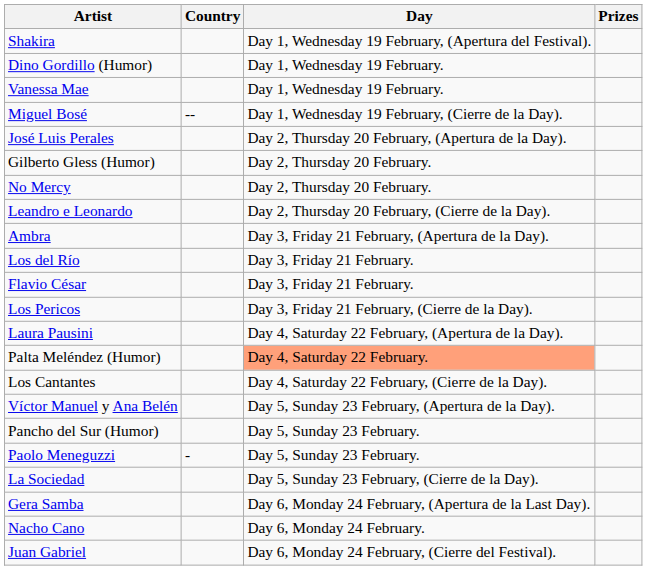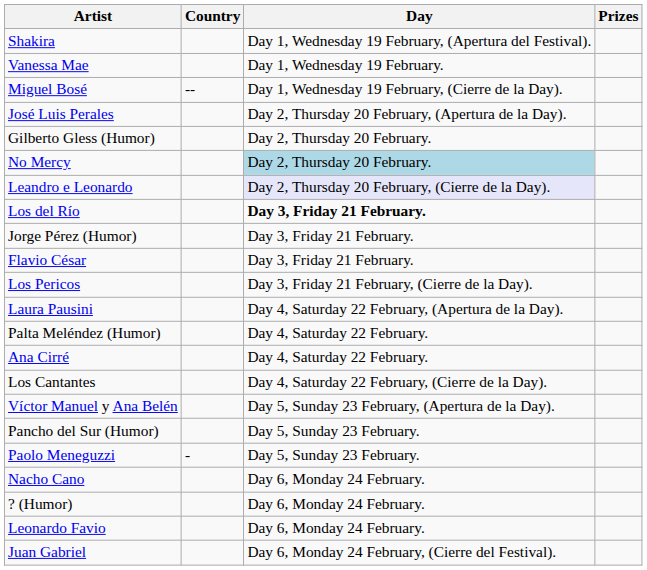- row: (80, 65)
(339, 187) no background -> (339, 162) lightblue background
(399, 211) no background -> (399, 187) lavender background
- row: (29, 235)
(331, 260) normal -> (337, 211) bold
+ row: (72, 235)
(338, 357) lightsalmon background -> (338, 333) no background
+ row: (39, 357)
- row: (46, 479)
- row: (46, 503)
+ row: (40, 503)
+ row: (57, 528)
